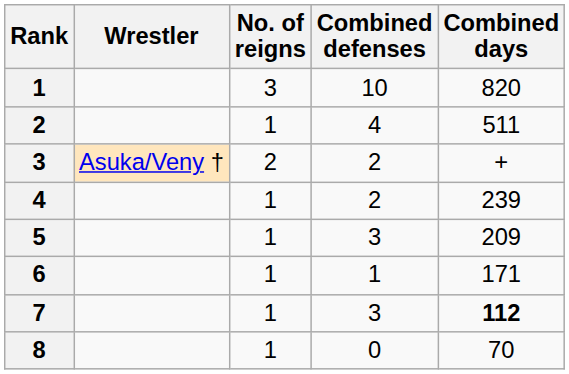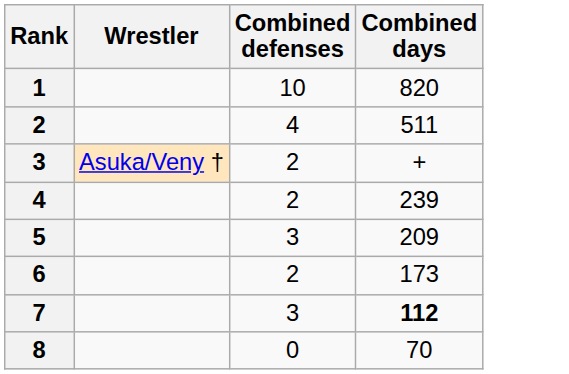- column: (270, 36)
(375, 275) 1 -> (293, 275) 2
(501, 275) 171 -> (419, 275) 173
